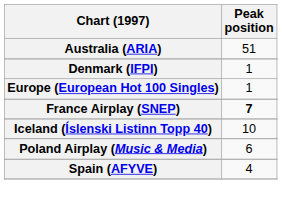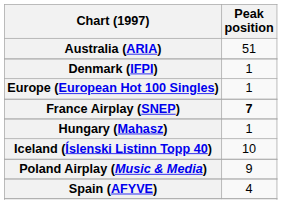+ row: (113, 128)
(249, 149) 6 -> (249, 169) 9
